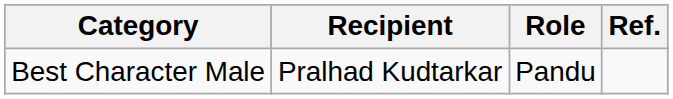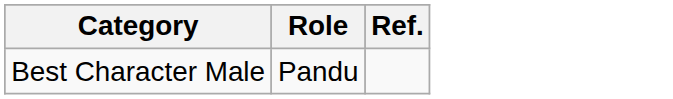- column: (390, 26)
